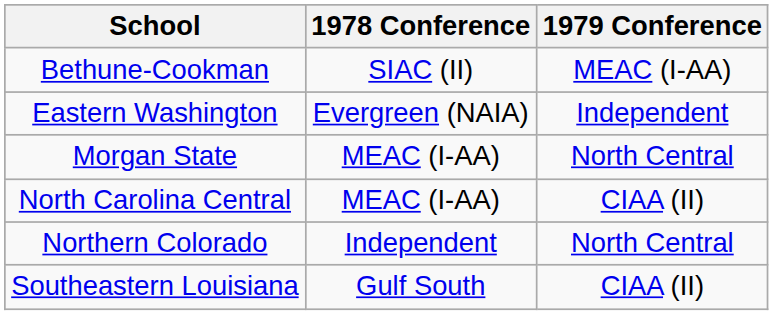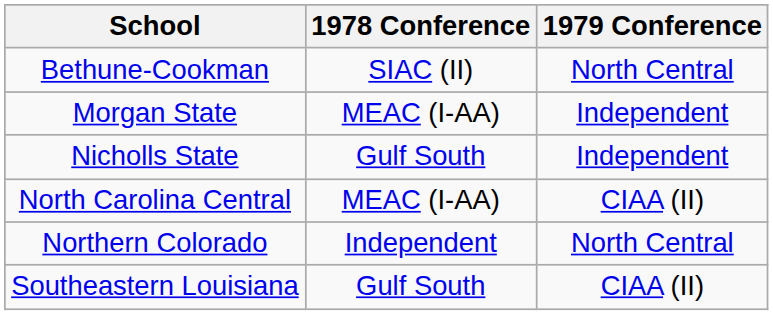(652, 69) MEAC (I-AA) -> (652, 69) North Central
- row: (155, 112)
(652, 156) North Central -> (652, 112) Independent
+ row: (155, 156)
